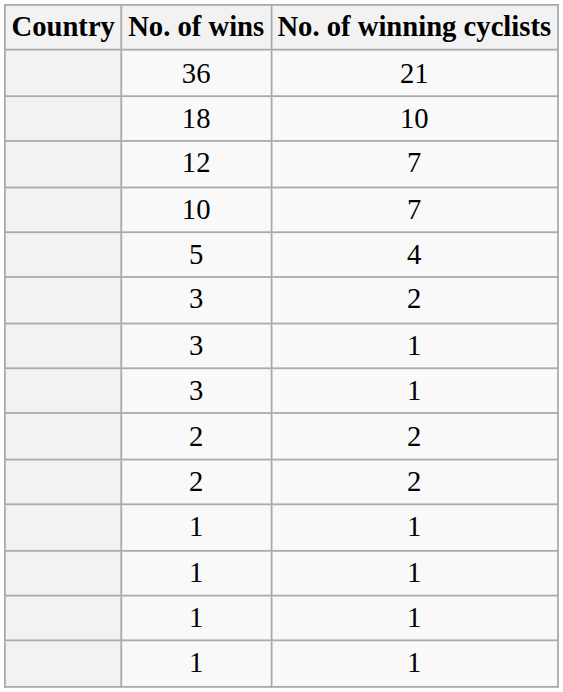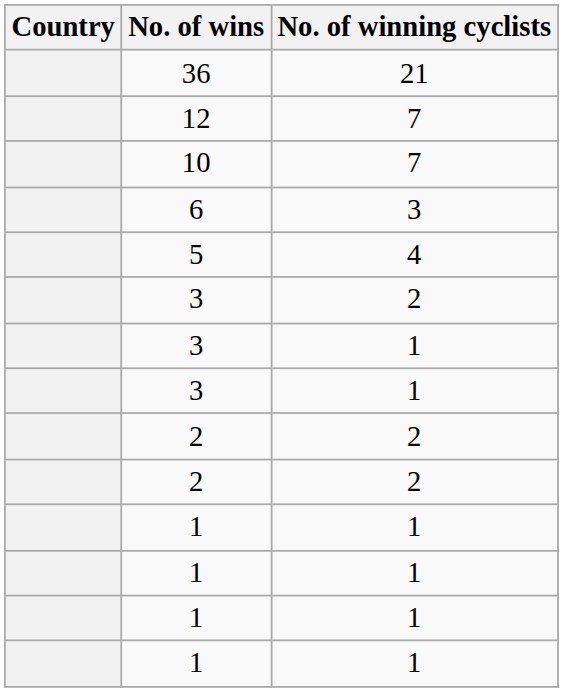- row: (196, 118)
+ row: (196, 208)
